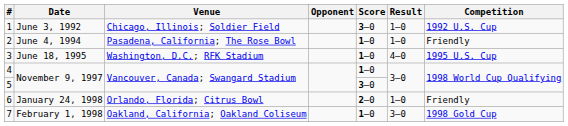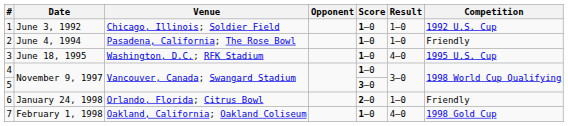(367, 26) 3–0 -> (367, 26) 1–0
(398, 114) 3–0 -> (398, 114) 4–0
